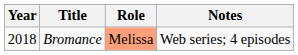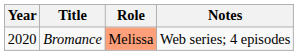(22, 38) 2018 -> (22, 38) 2020
